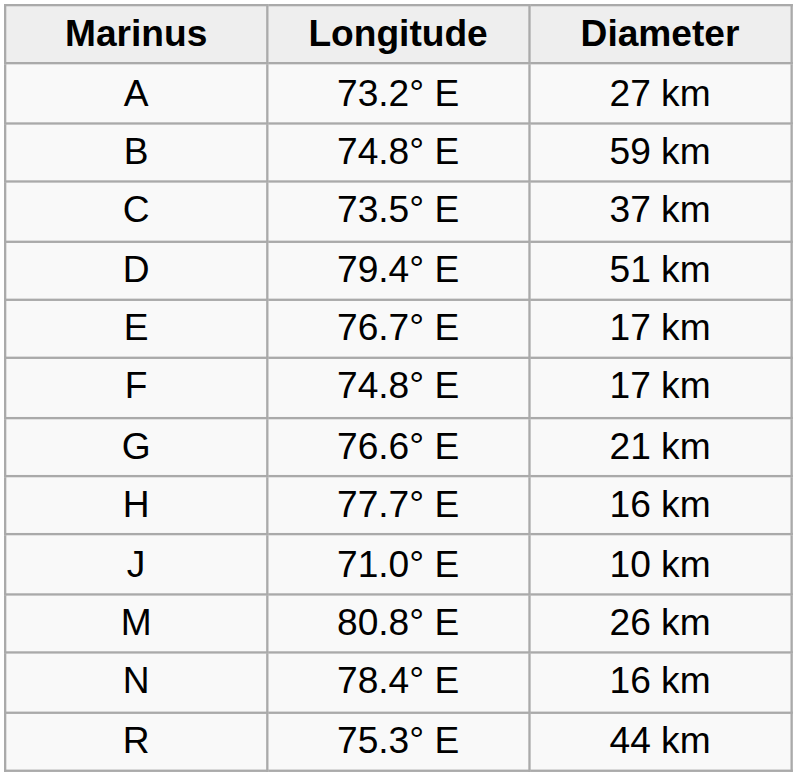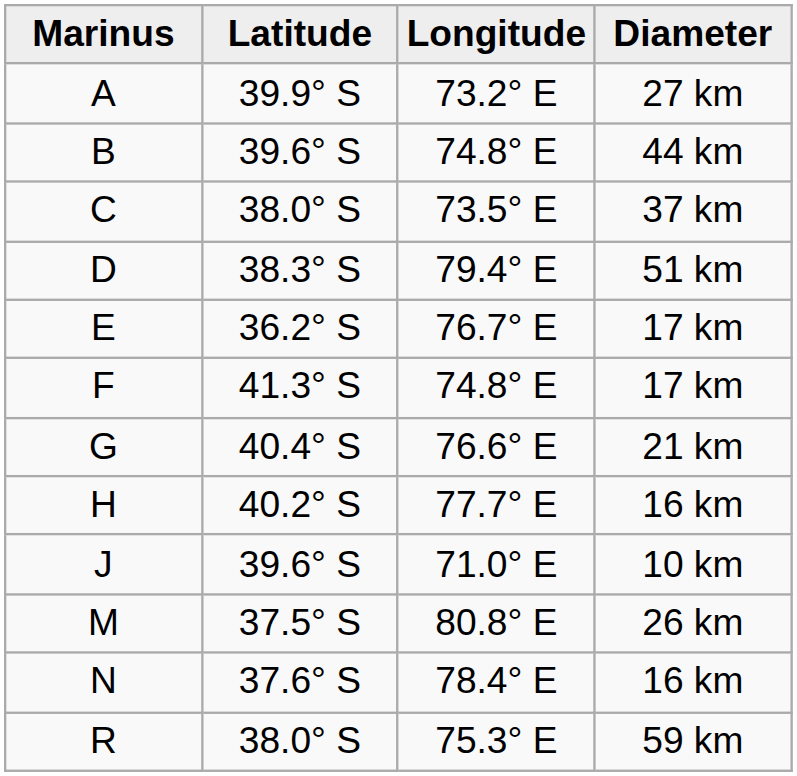+ column: (300, 33)
(660, 151) 59 km -> (693, 151) 44 km
(660, 740) 44 km -> (693, 740) 59 km
